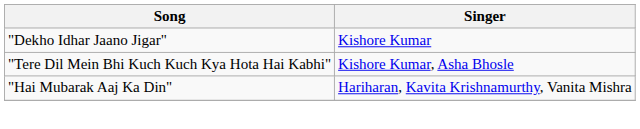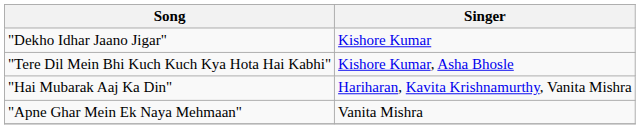+ row: (125, 111)
